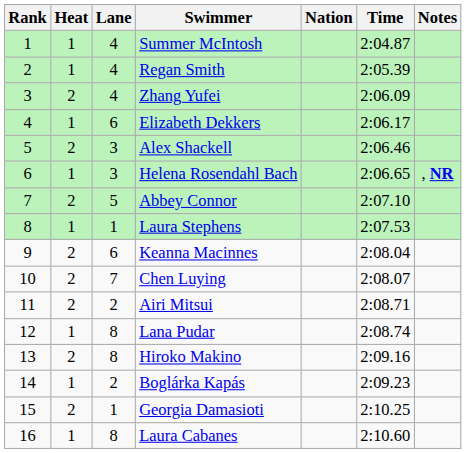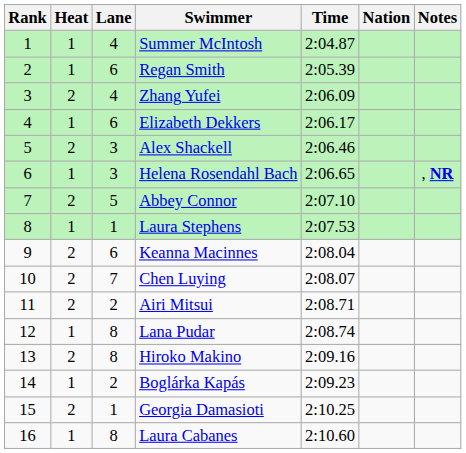columns swapped: (329, 17) <-> (385, 17)
(114, 69) 4 -> (114, 69) 6
